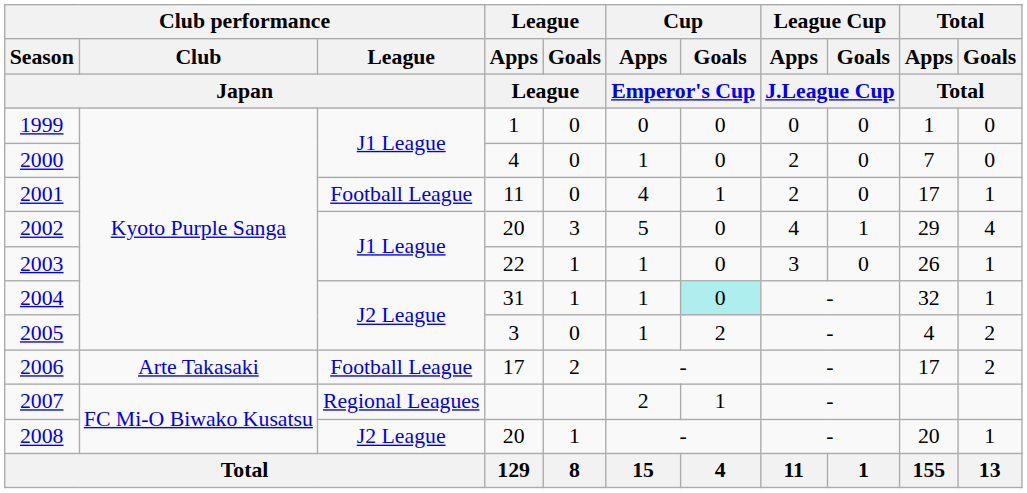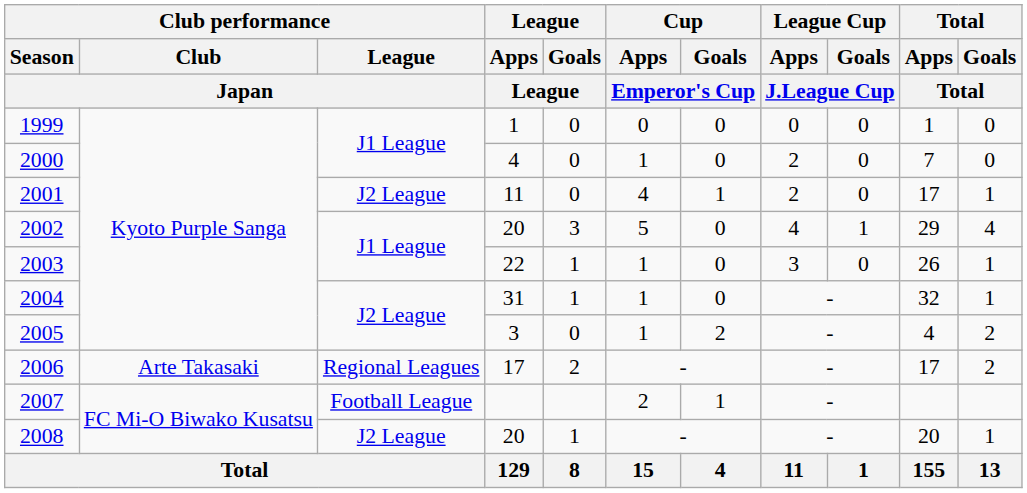(401, 194) Football League -> (401, 194) J2 League
(720, 297) paleturquoise background -> (720, 297) no background
(401, 366) Football League -> (401, 366) Regional Leagues
(401, 401) Regional Leagues -> (401, 401) Football League
